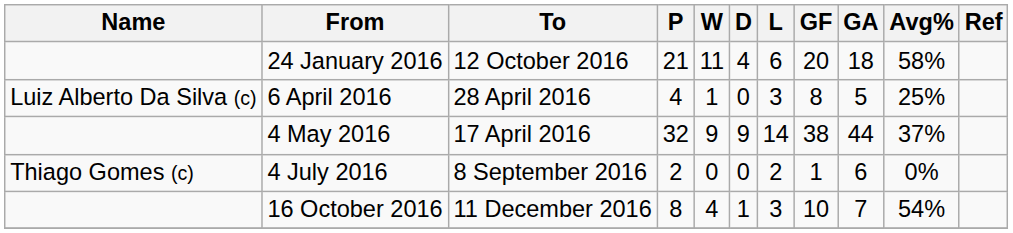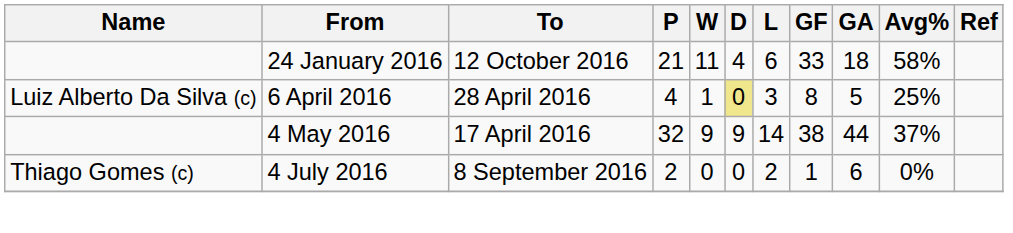(816, 60) 20 -> (811, 60) 33
(743, 97) no background -> (739, 97) khaki background
- row: (355, 209)
